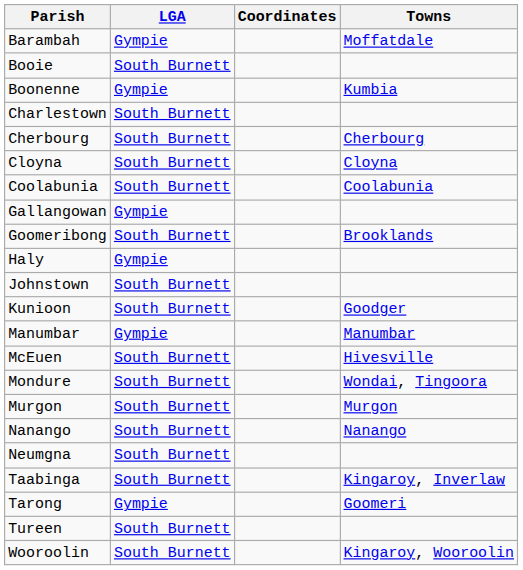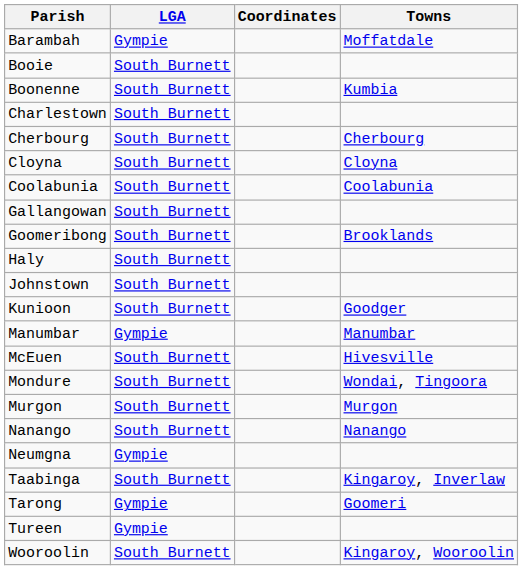(141, 90) Gympie -> (172, 90) South Burnett
(141, 212) Gympie -> (172, 212) South Burnett
(141, 260) Gympie -> (172, 260) South Burnett
(172, 455) South Burnett -> (141, 455) Gympie
(172, 528) South Burnett -> (141, 528) Gympie
